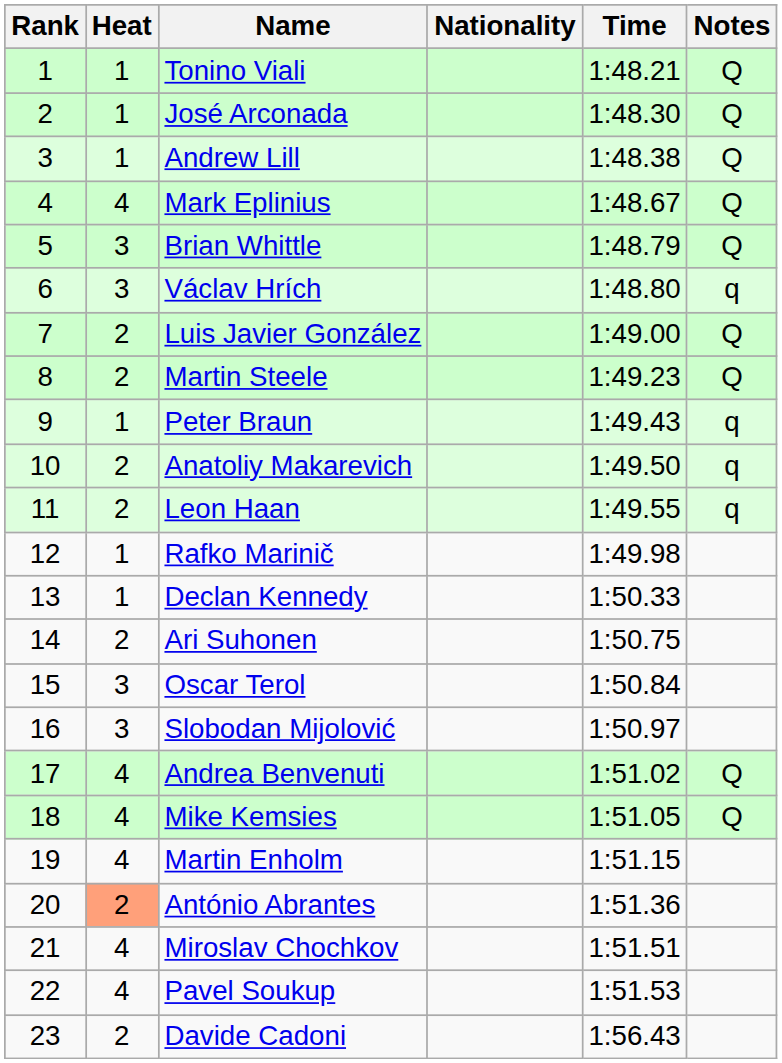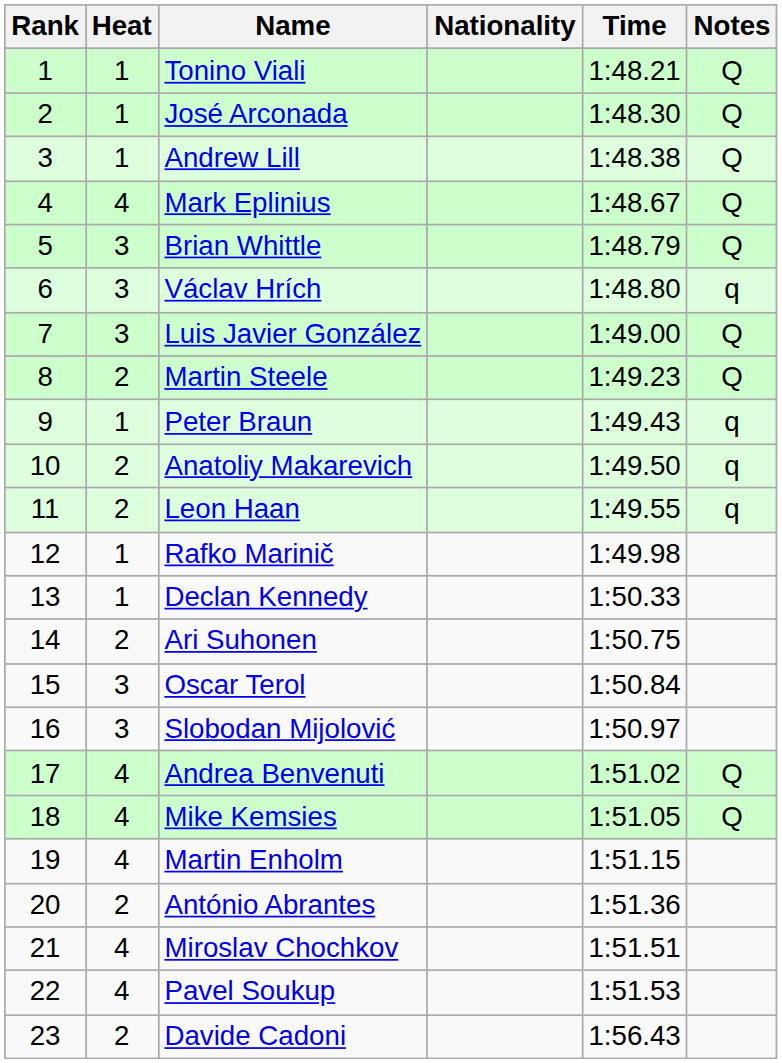(122, 333) 2 -> (122, 333) 3
(122, 904) lightsalmon background -> (122, 904) no background
